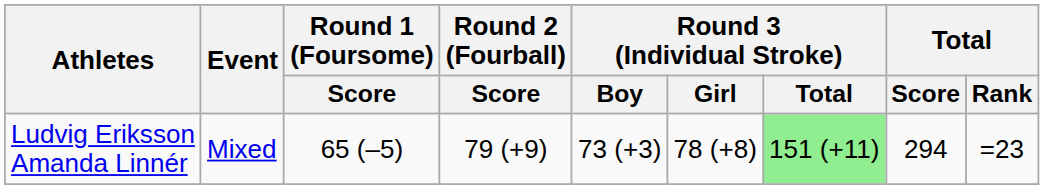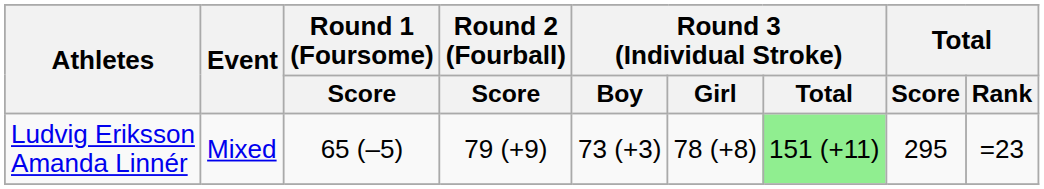(926, 149) 294 -> (926, 149) 295
